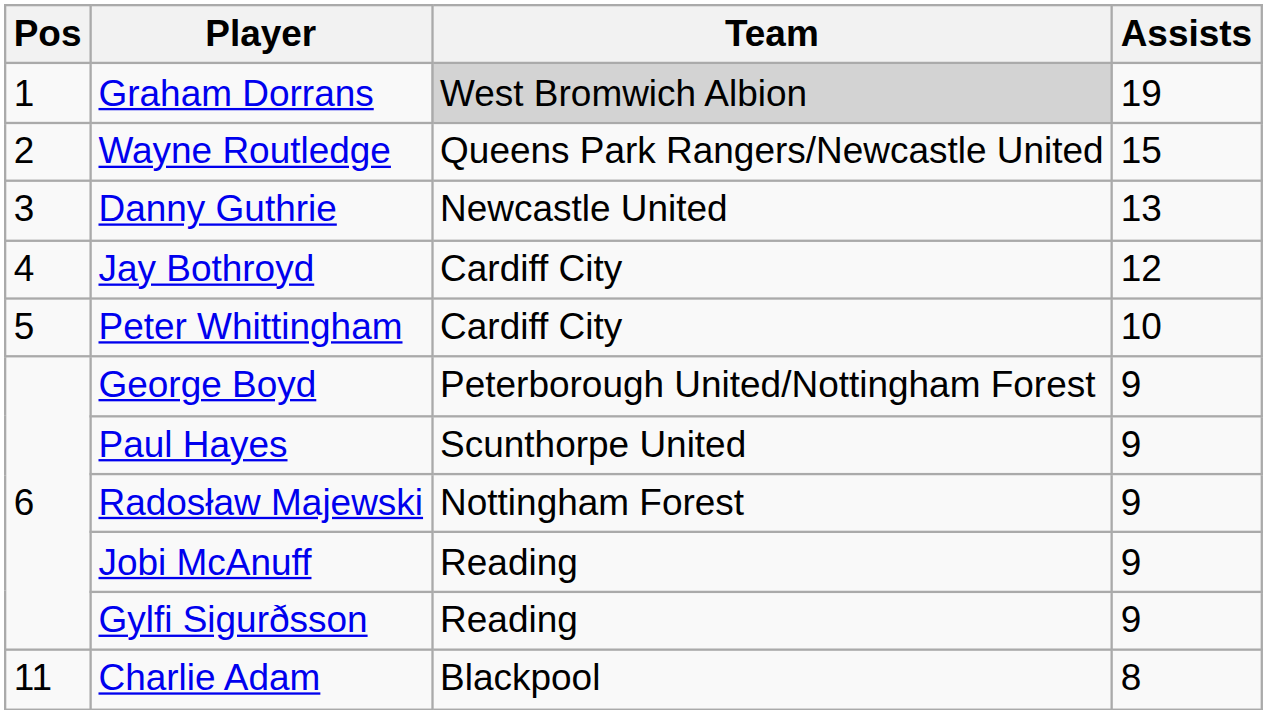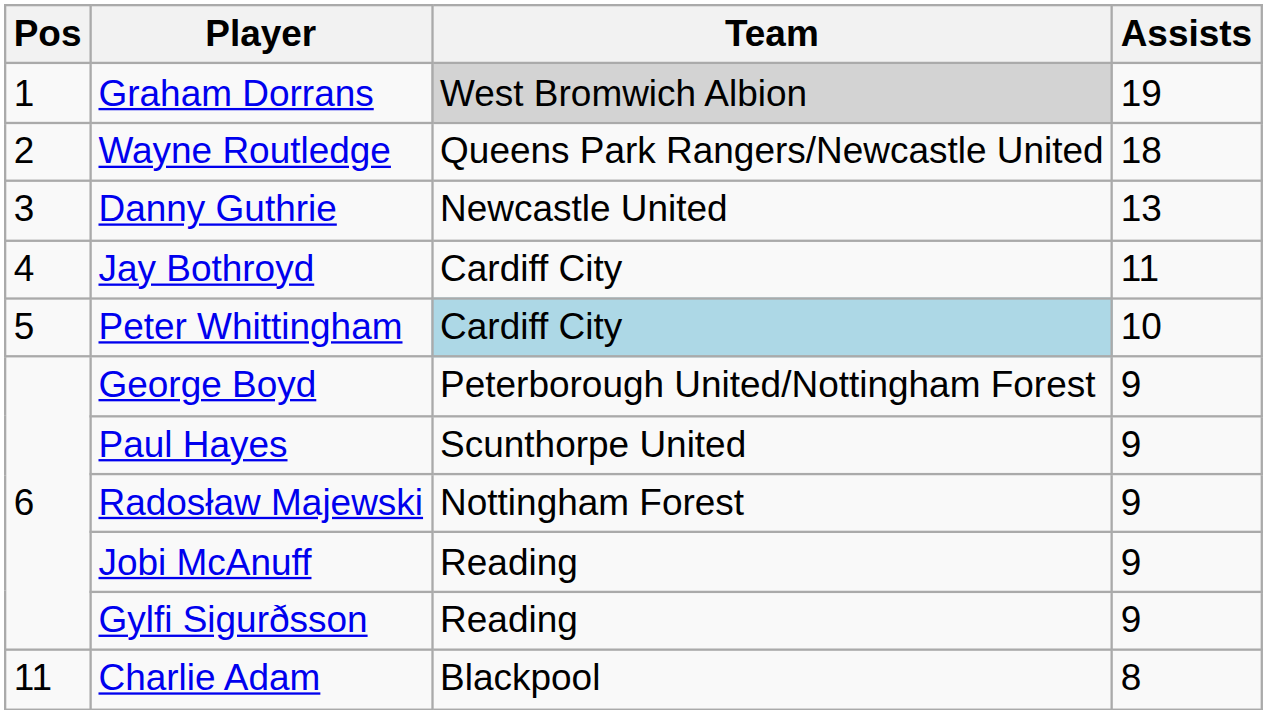(1141, 151) 15 -> (1141, 151) 18
(1141, 268) 12 -> (1140, 268) 11
(531, 326) no background -> (531, 326) lightblue background
